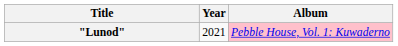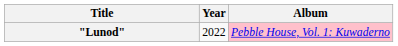(214, 32) 2021 -> (214, 32) 2022
